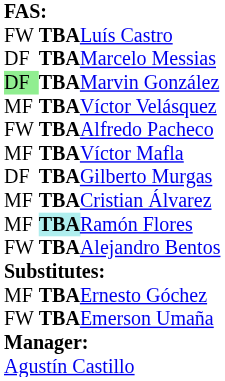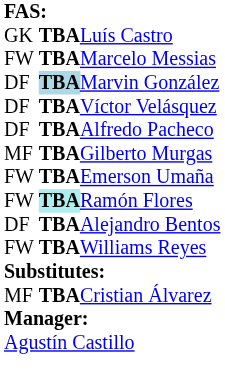(19, 35) FW -> (18, 35) GK
(17, 58) DF -> (19, 58) FW
(17, 82) lightgreen background -> (17, 82) no background
(59, 82) no background -> (59, 82) lightblue background
(18, 106) MF -> (17, 106) DF
(19, 129) FW -> (17, 129) DF
- row: (132, 153)
(17, 177) DF -> (18, 153) MF
rows swapped: (146, 200) <-> (147, 318)
(18, 224) MF -> (19, 200) FW
(19, 247) FW -> (17, 224) DF
+ row: (143, 247)
- row: (143, 295)
